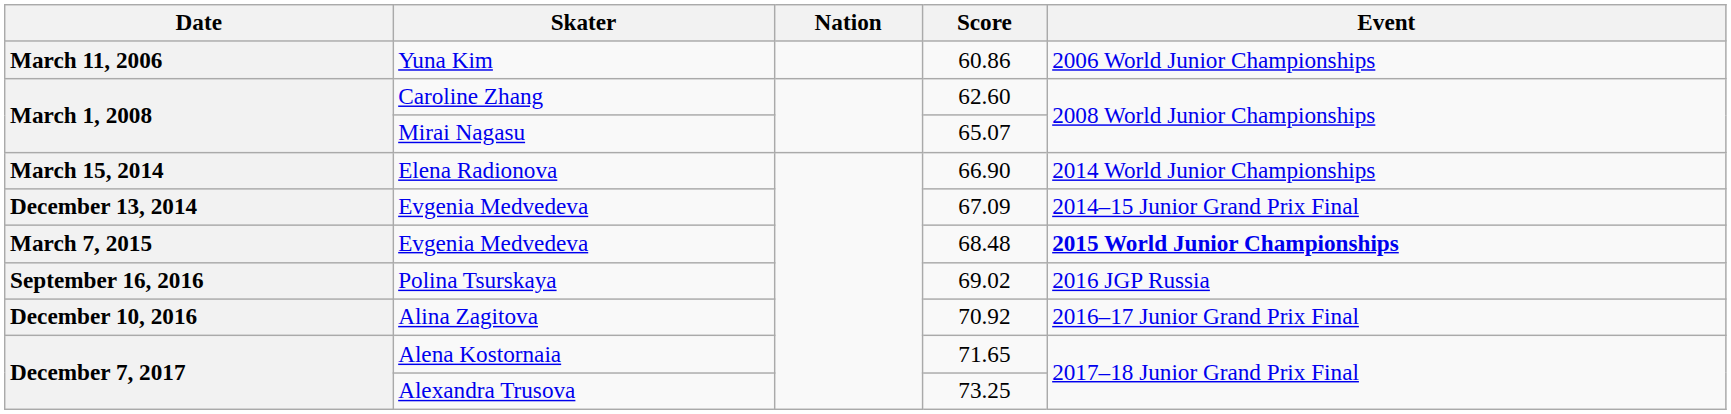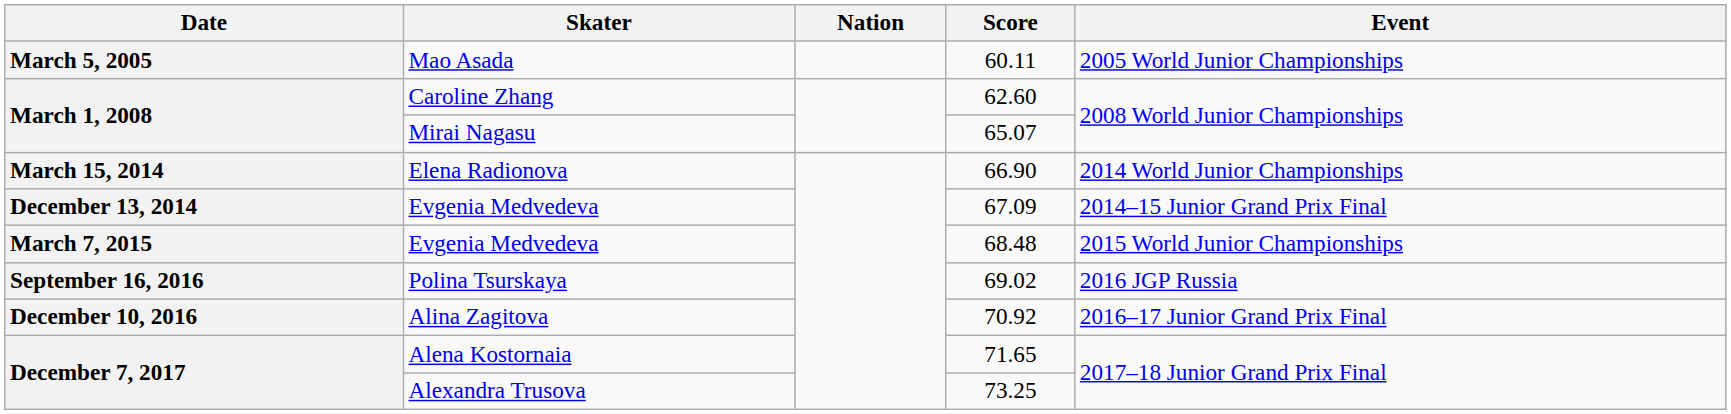+ row: (461, 59)
- row: (446, 59)
(1225, 243) bold -> (1241, 243) normal
